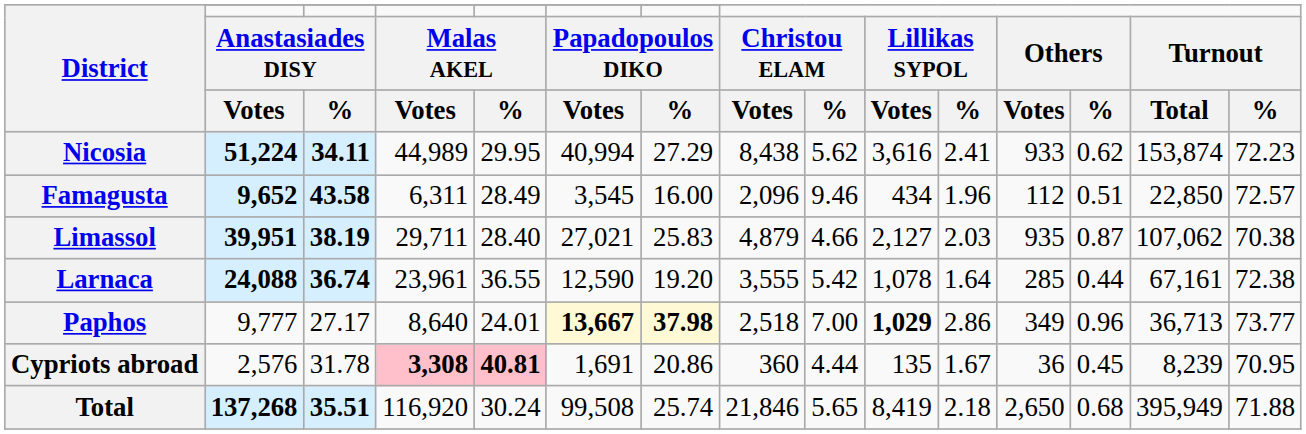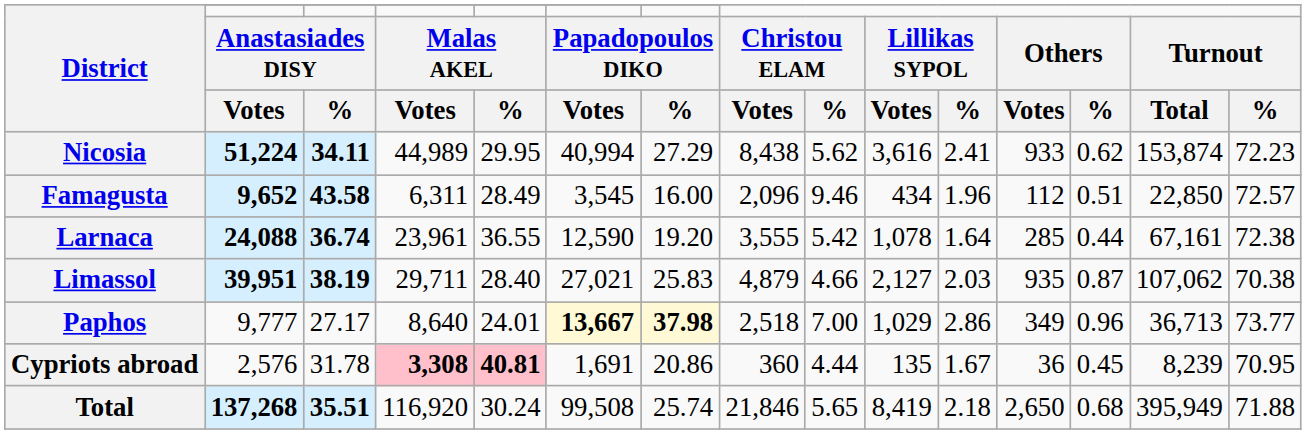rows swapped: (105, 279) <-> (105, 237)
(902, 322) bold -> (902, 322) normal
